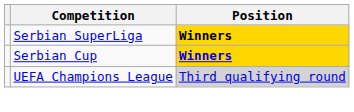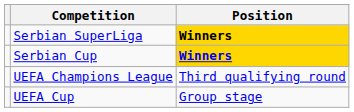(262, 76) lightgrey background -> (262, 76) no background
+ row: (44, 97)
